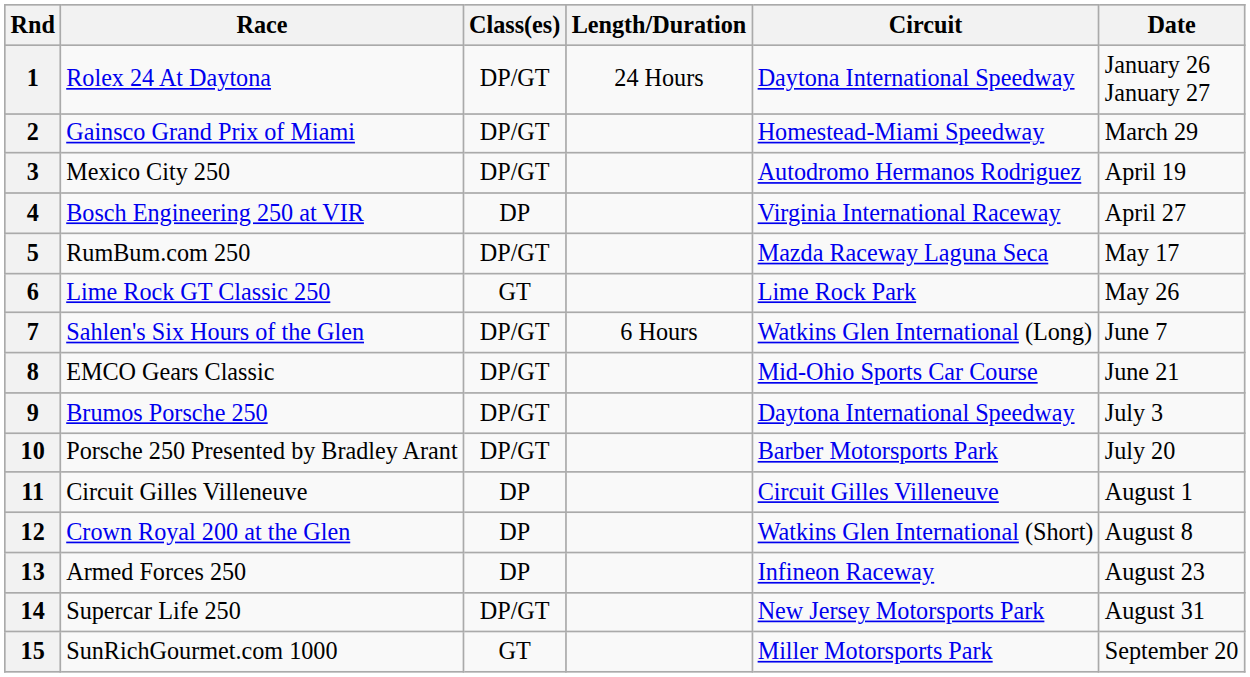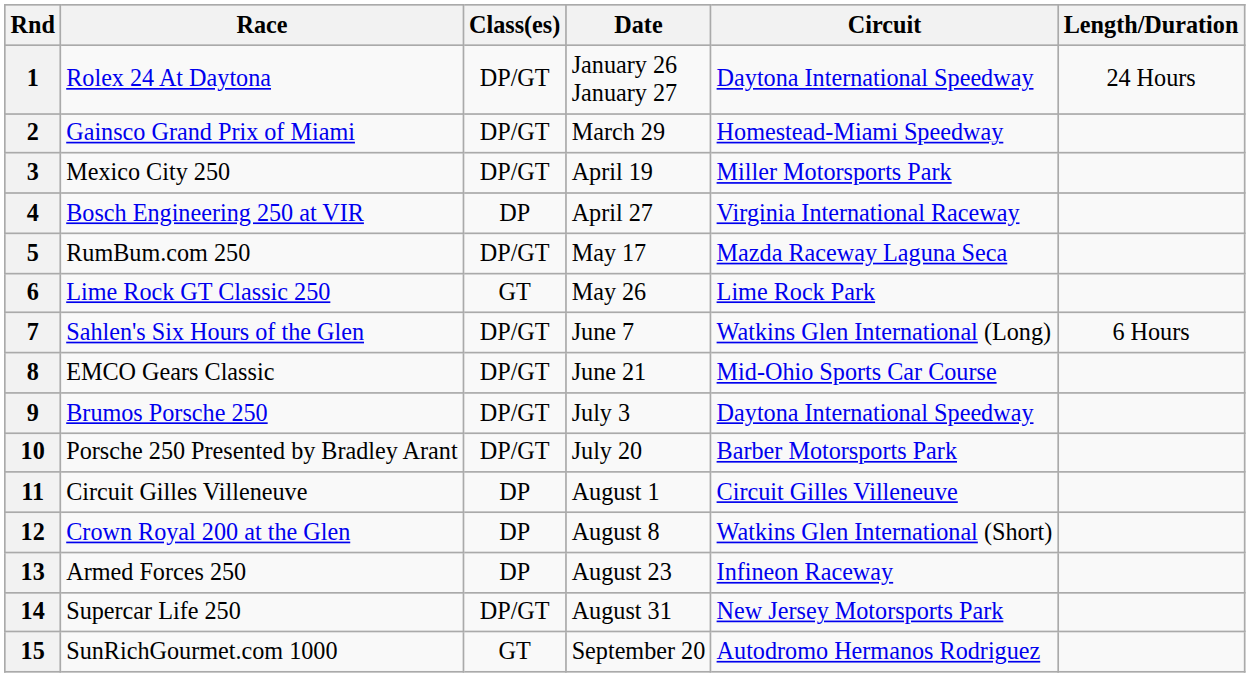columns swapped: (659, 24) <-> (1172, 24)
(919, 173) Autodromo Hermanos Rodriguez -> (834, 173) Miller Motorsports Park
(875, 651) Miller Motorsports Park -> (878, 651) Autodromo Hermanos Rodriguez
